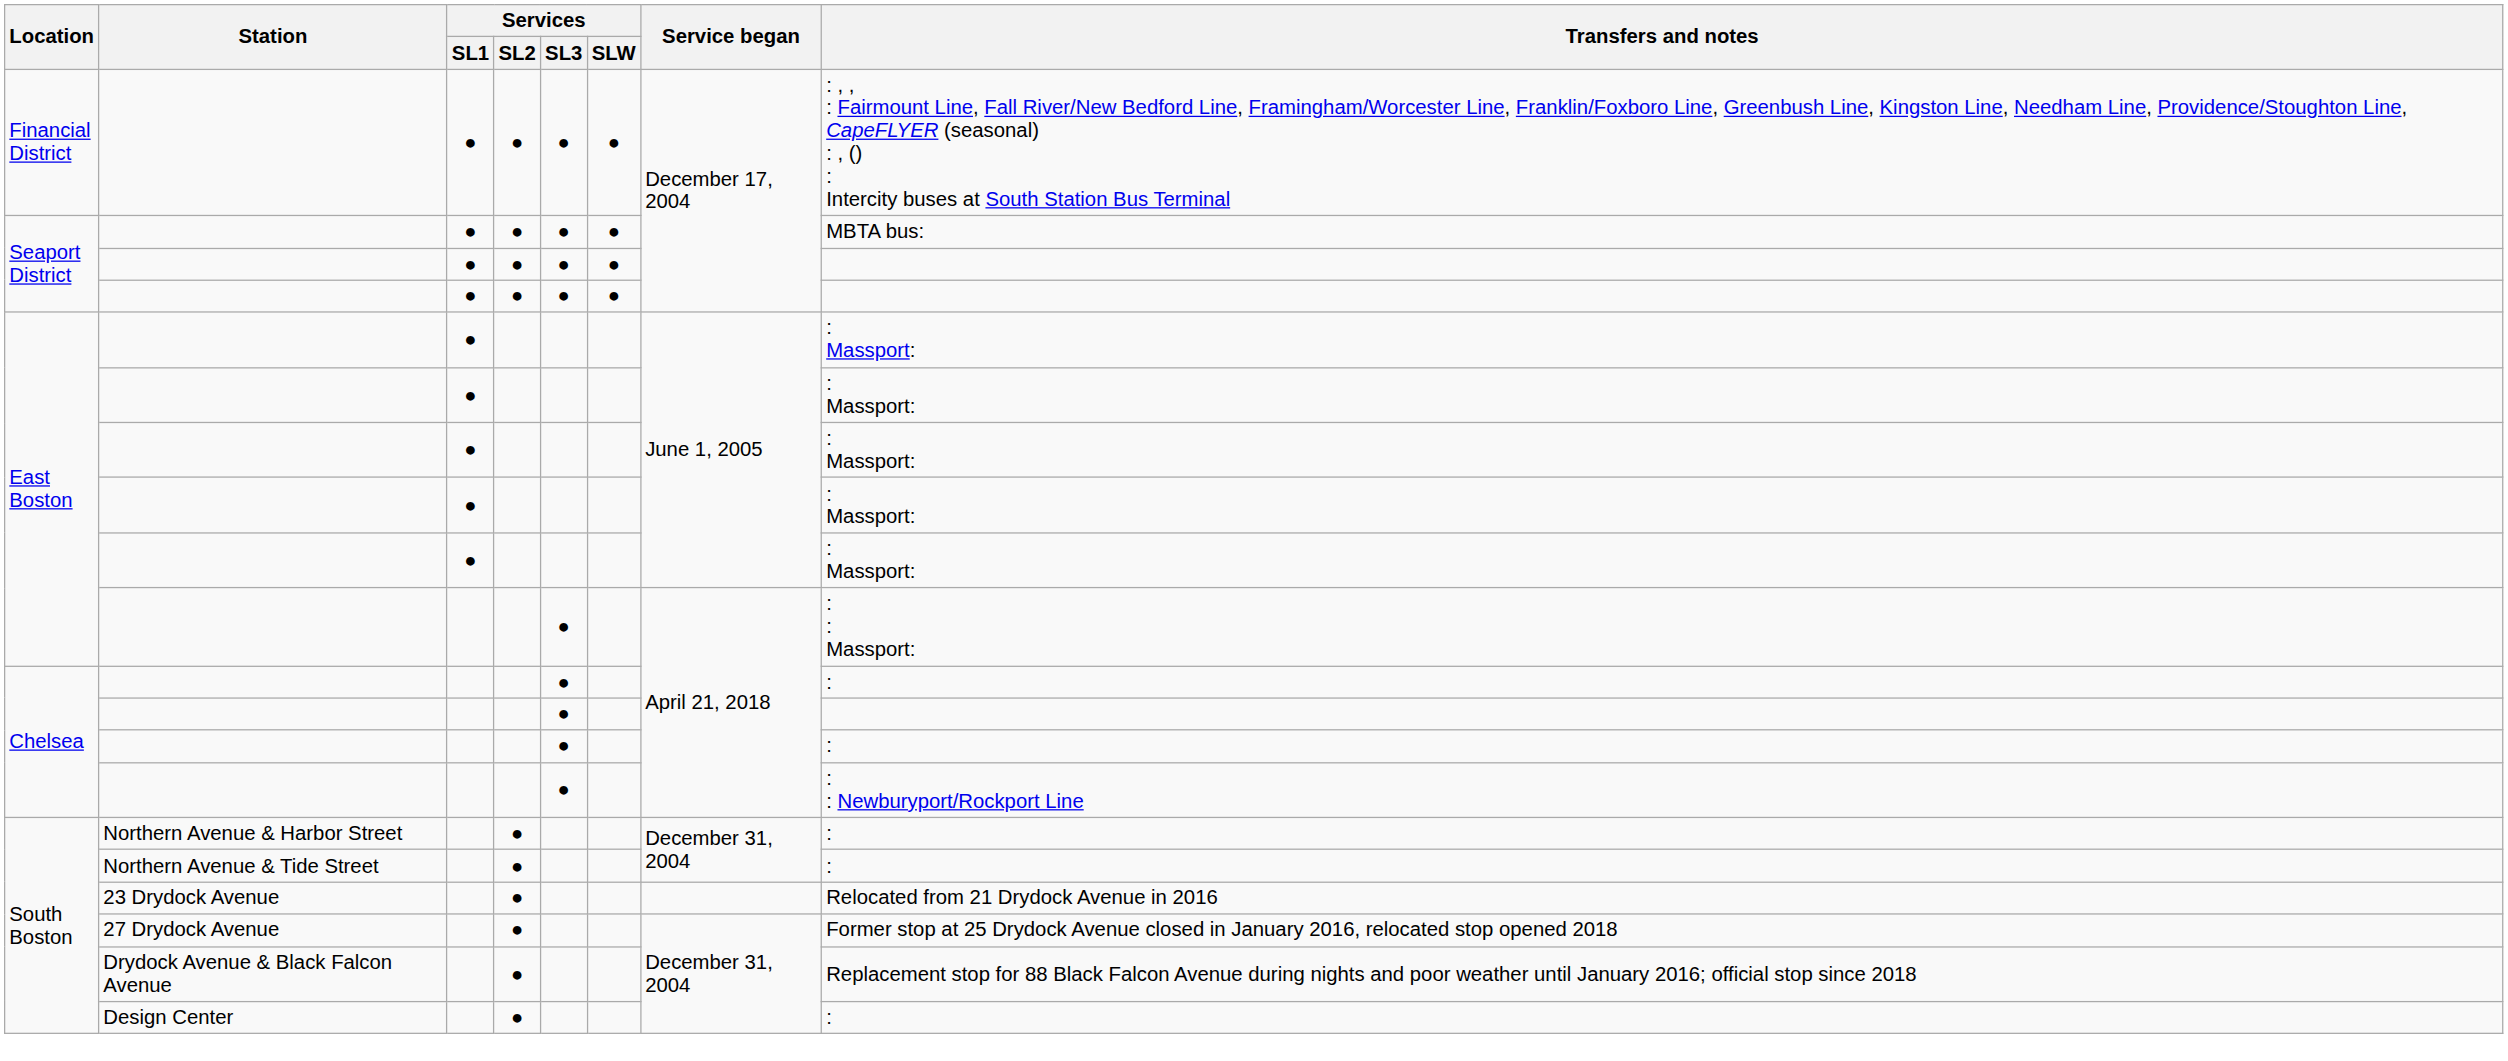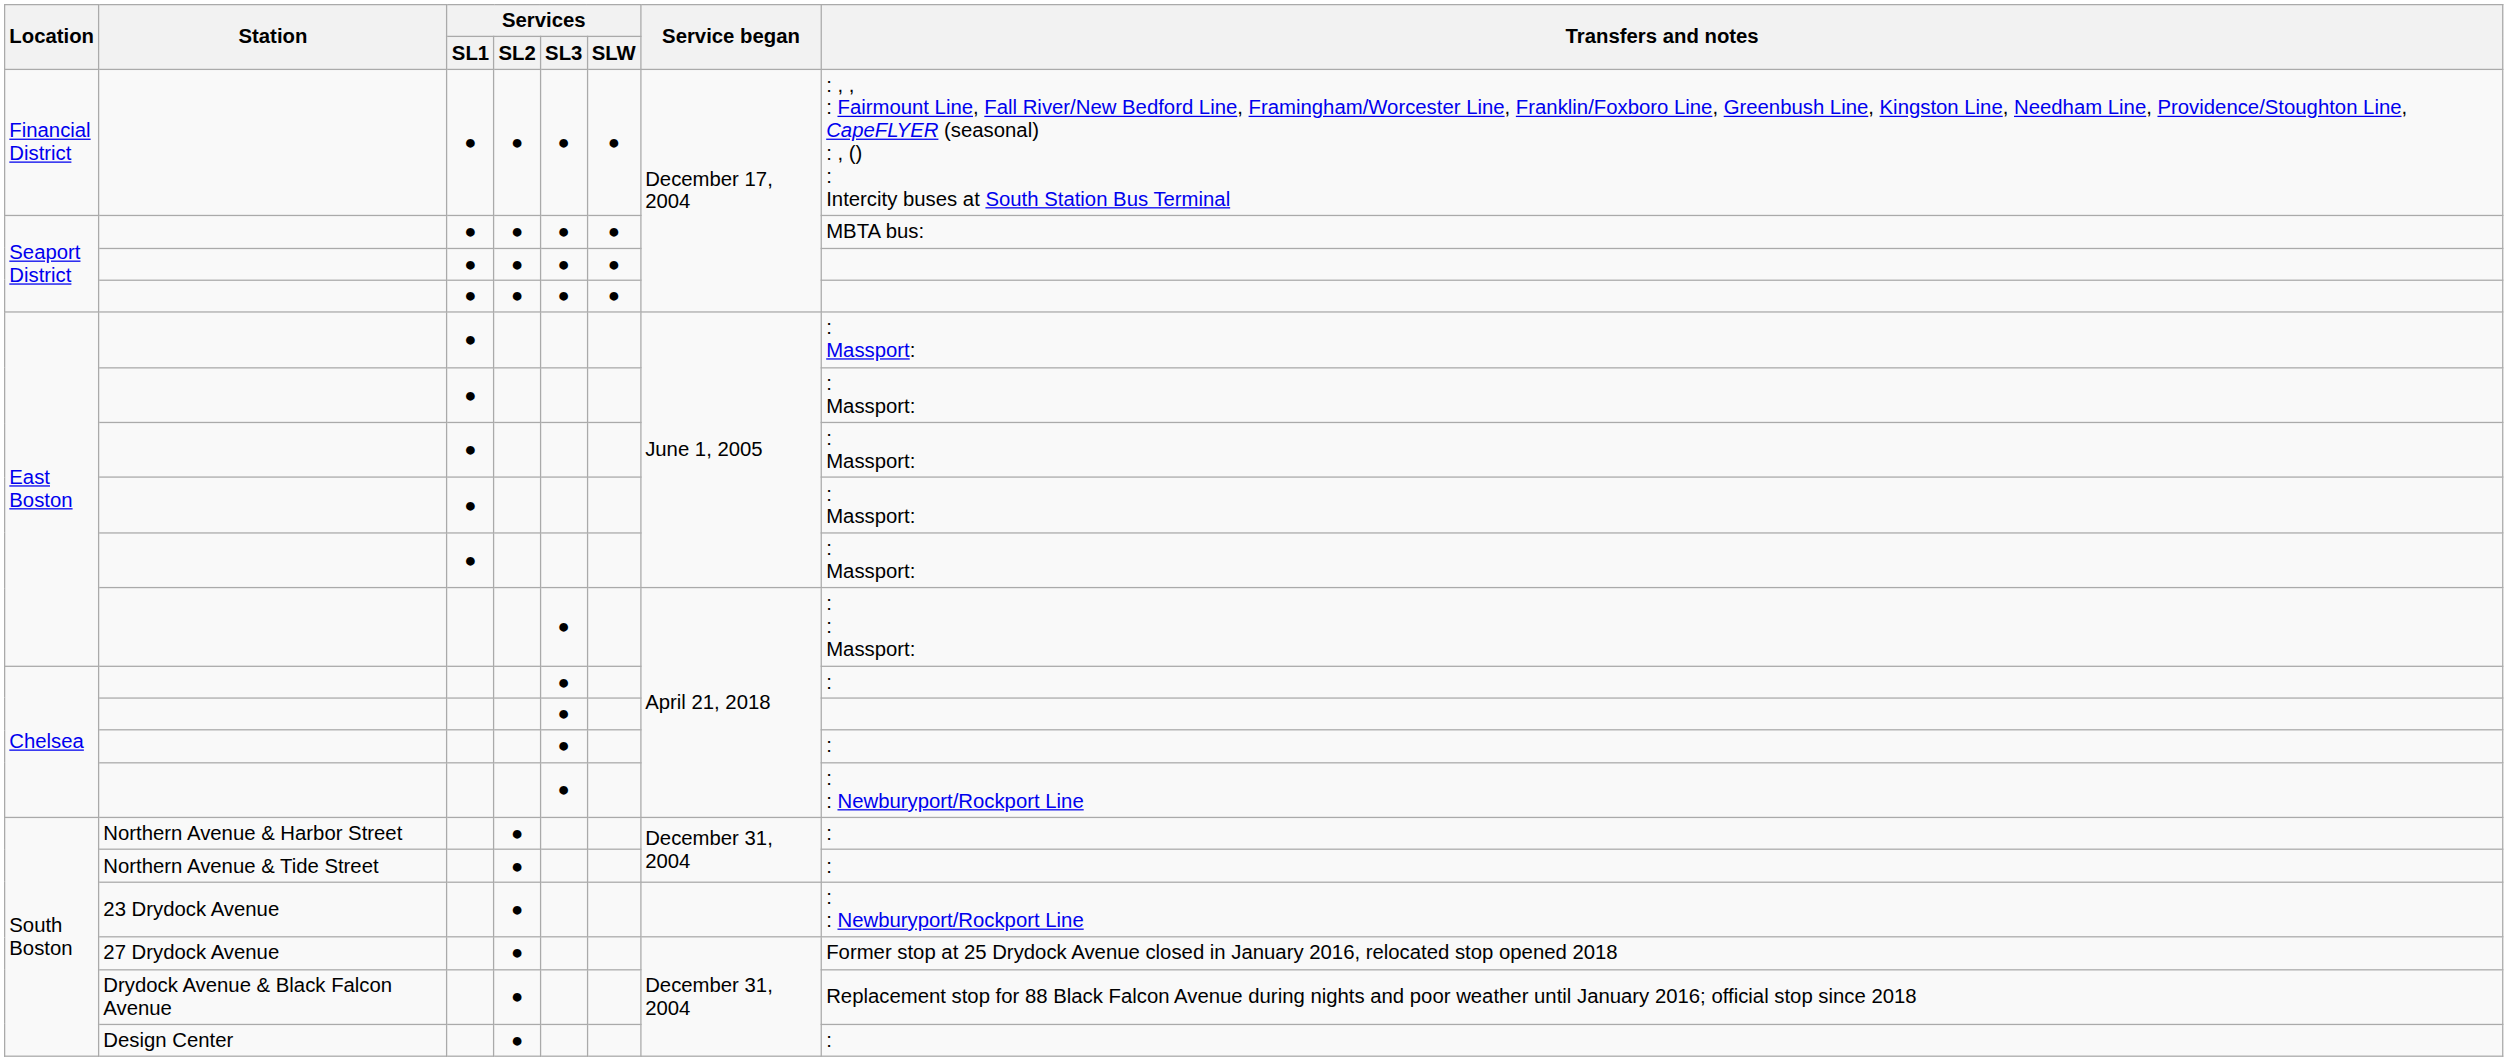(1022, 897) Relocated from 21 Drydock Avenue in 2016 -> (955, 909) : : Newburyport/Rockport Line
